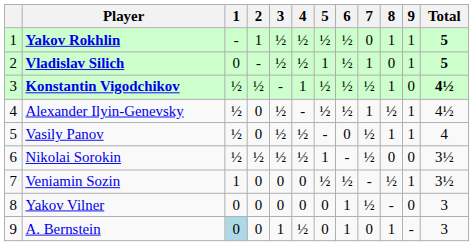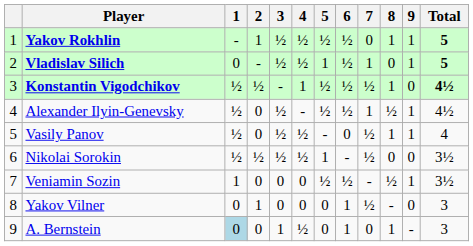(258, 205) 0 -> (258, 205) 1
